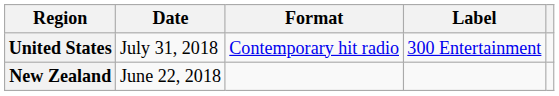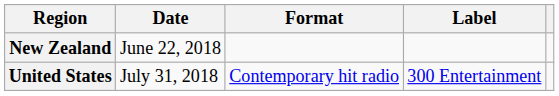rows swapped: (60, 76) <-> (60, 47)
